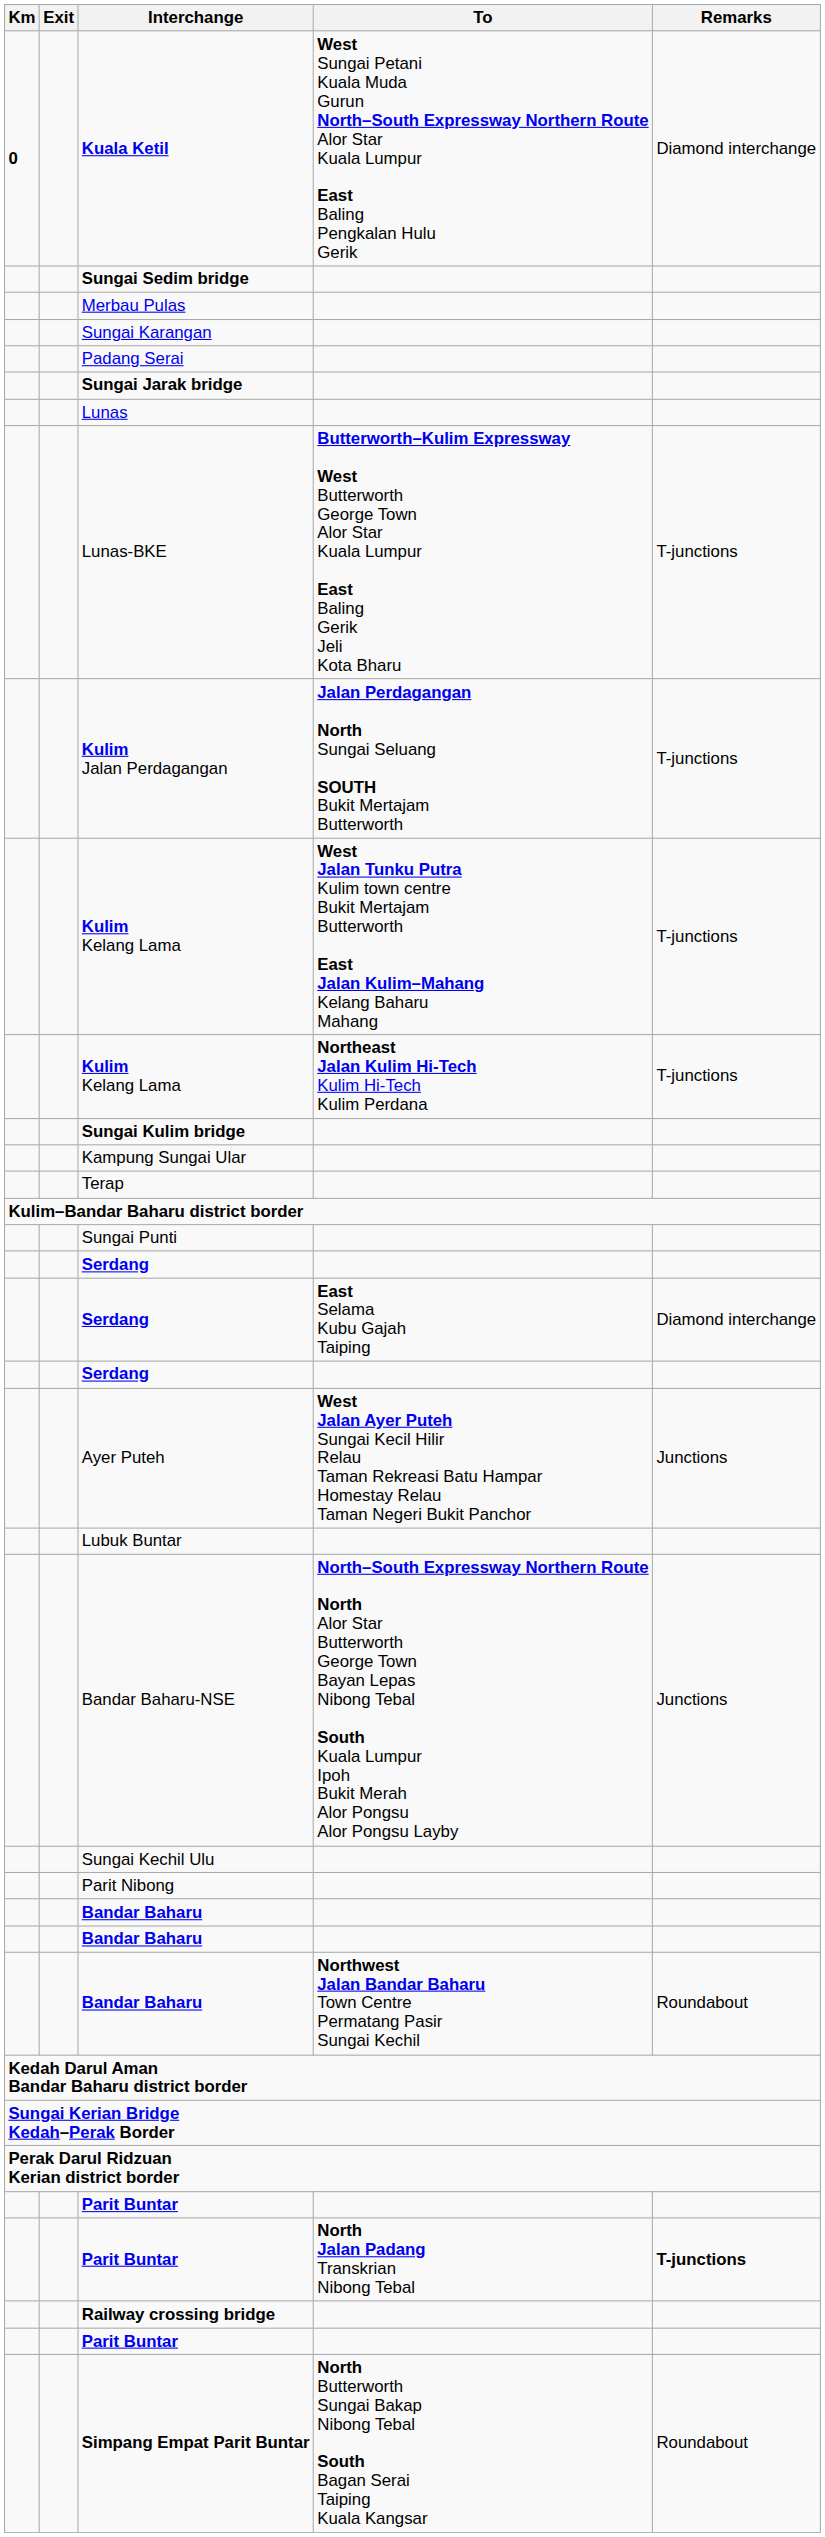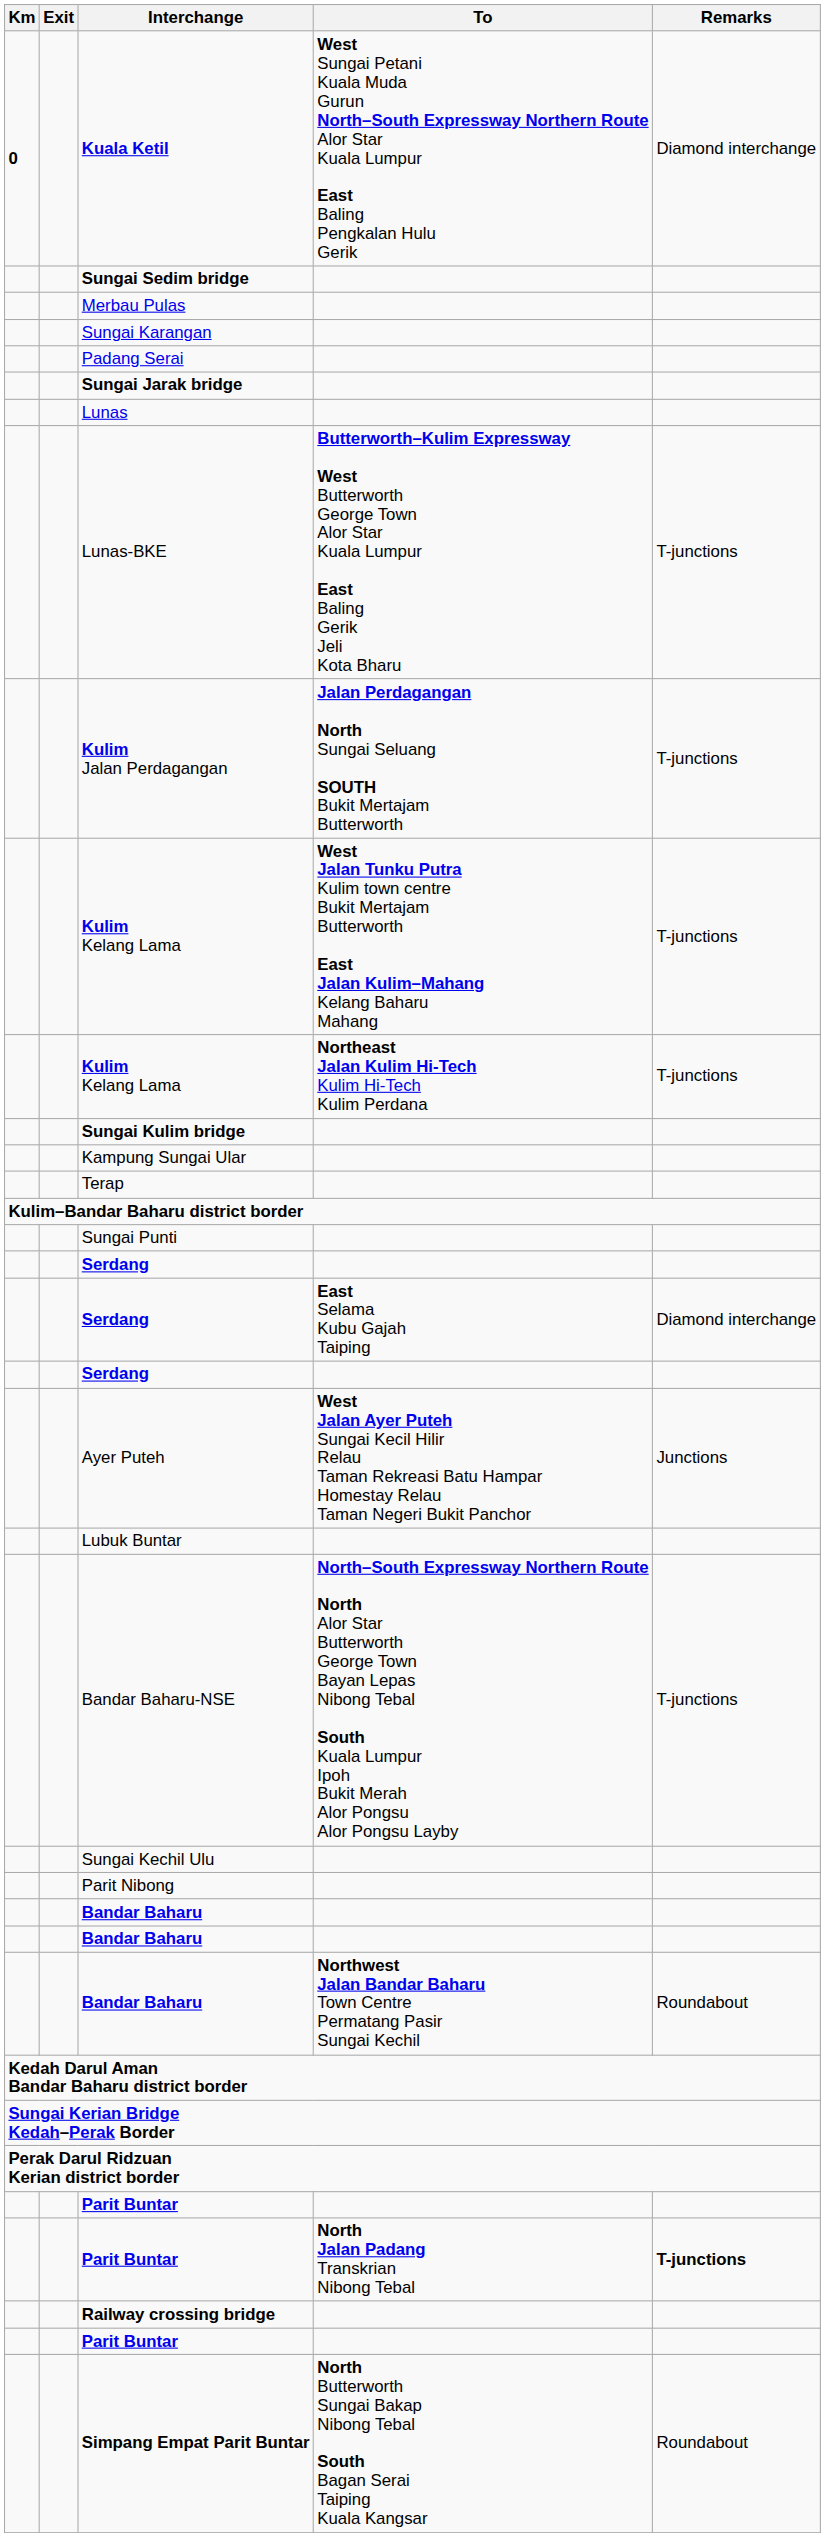(692, 1700) Junctions -> (697, 1700) T-junctions
